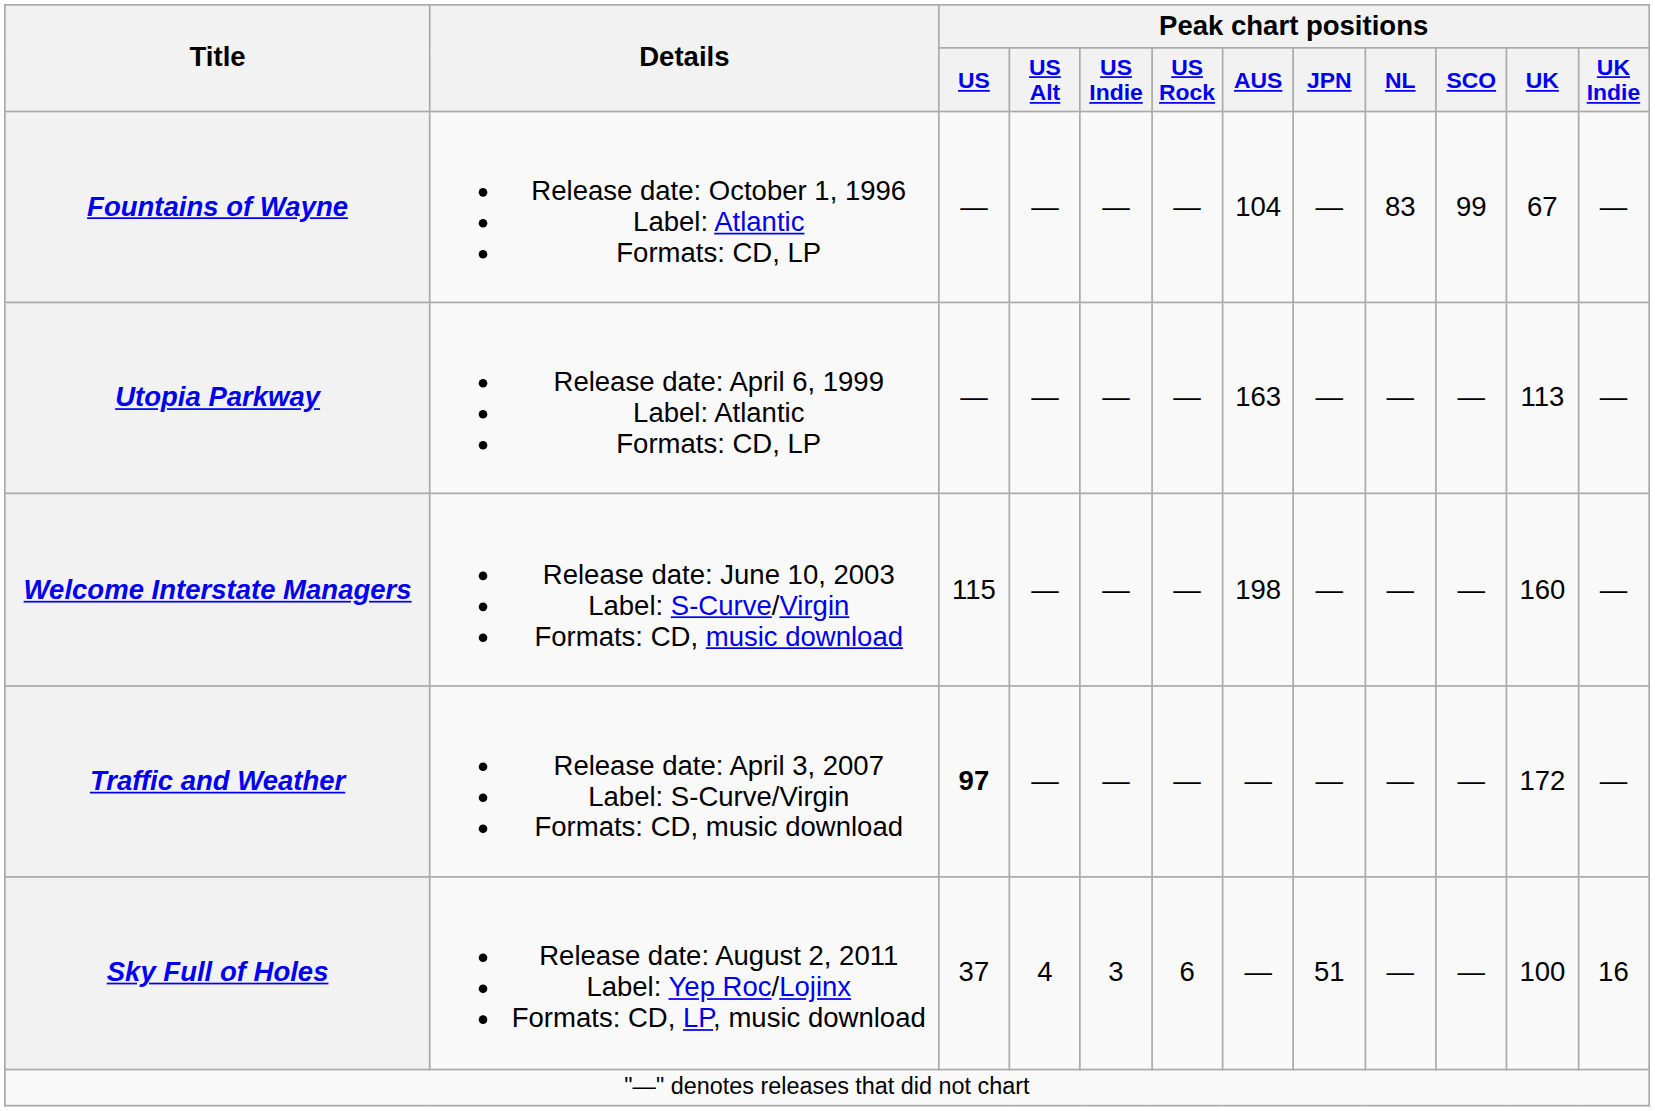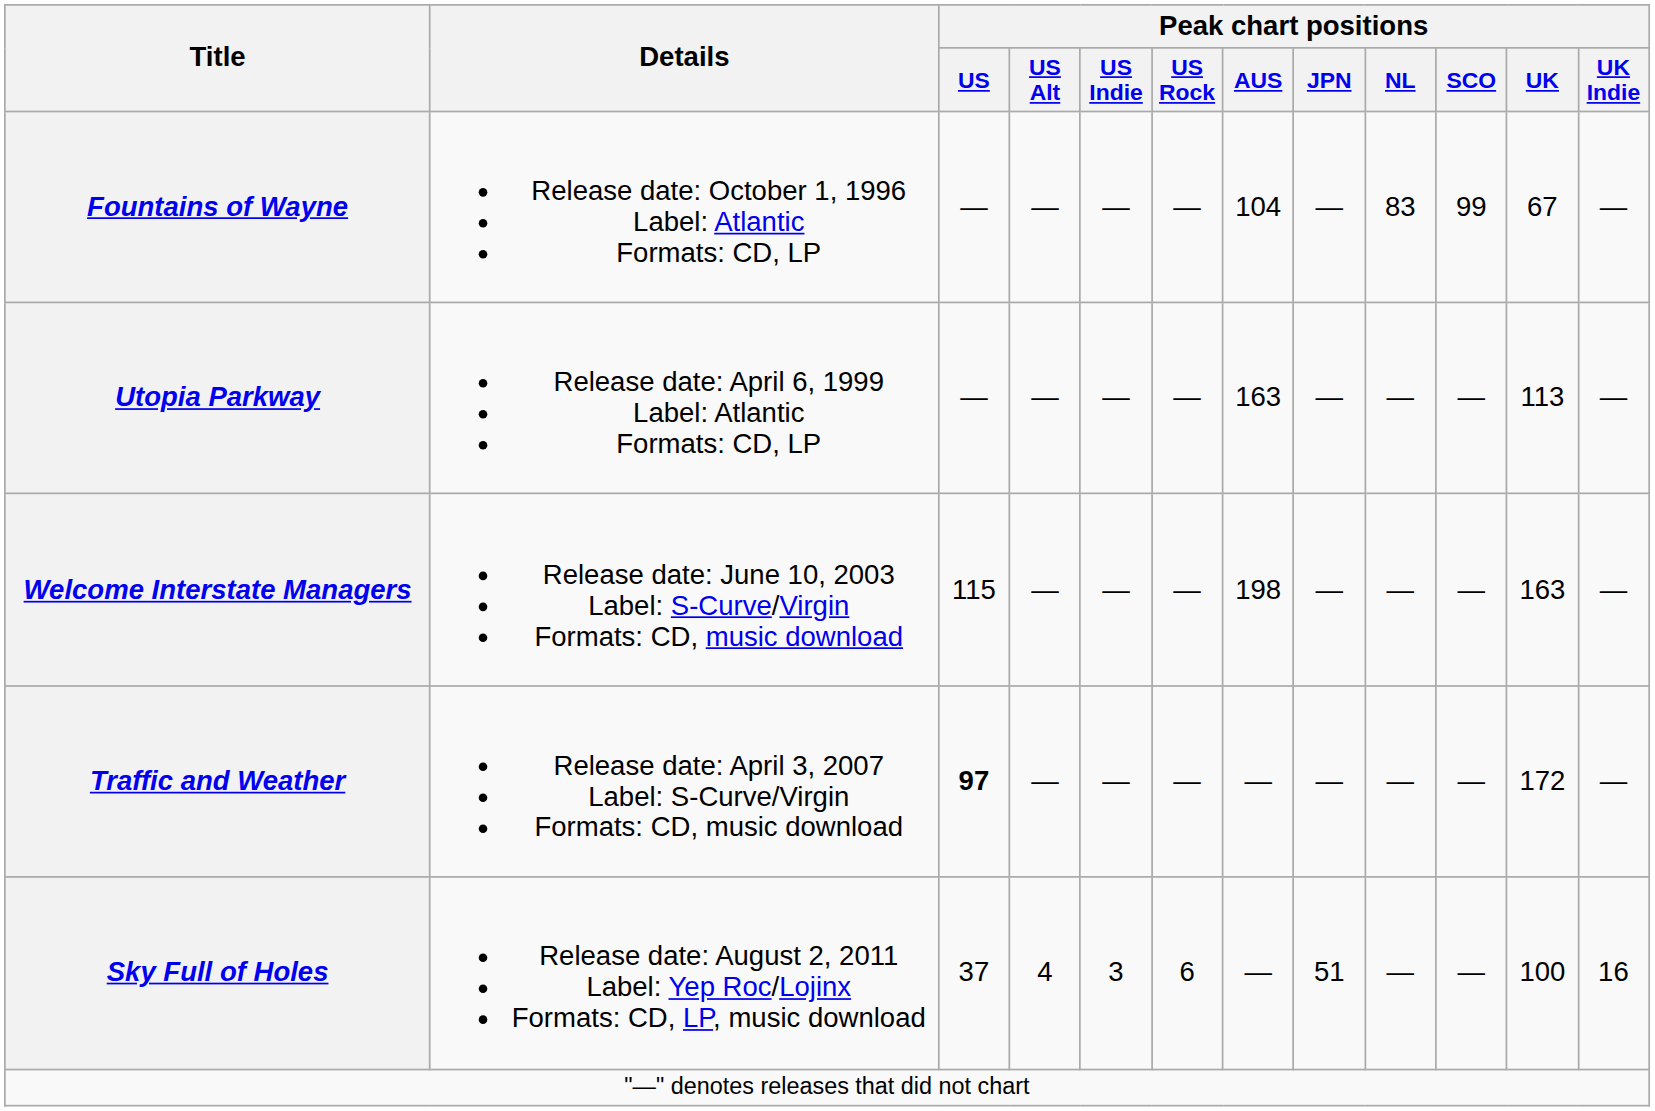(1542, 589) 160 -> (1542, 589) 163
